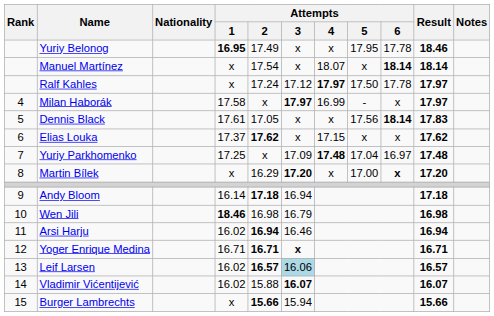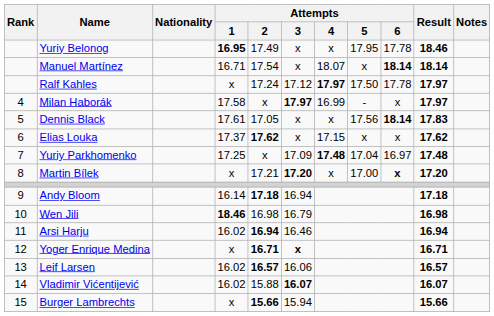(232, 66) x -> (232, 66) 16.71
(265, 173) 16.29 -> (265, 173) 17.21
(232, 249) 16.71 -> (232, 249) x
(298, 267) lightblue background -> (298, 267) no background
